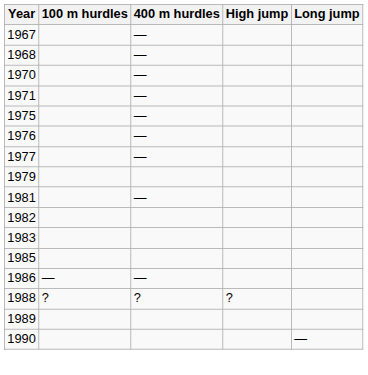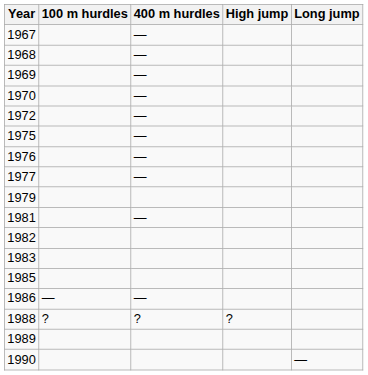+ row: (22, 75)
- row: (22, 95)
+ row: (22, 116)
